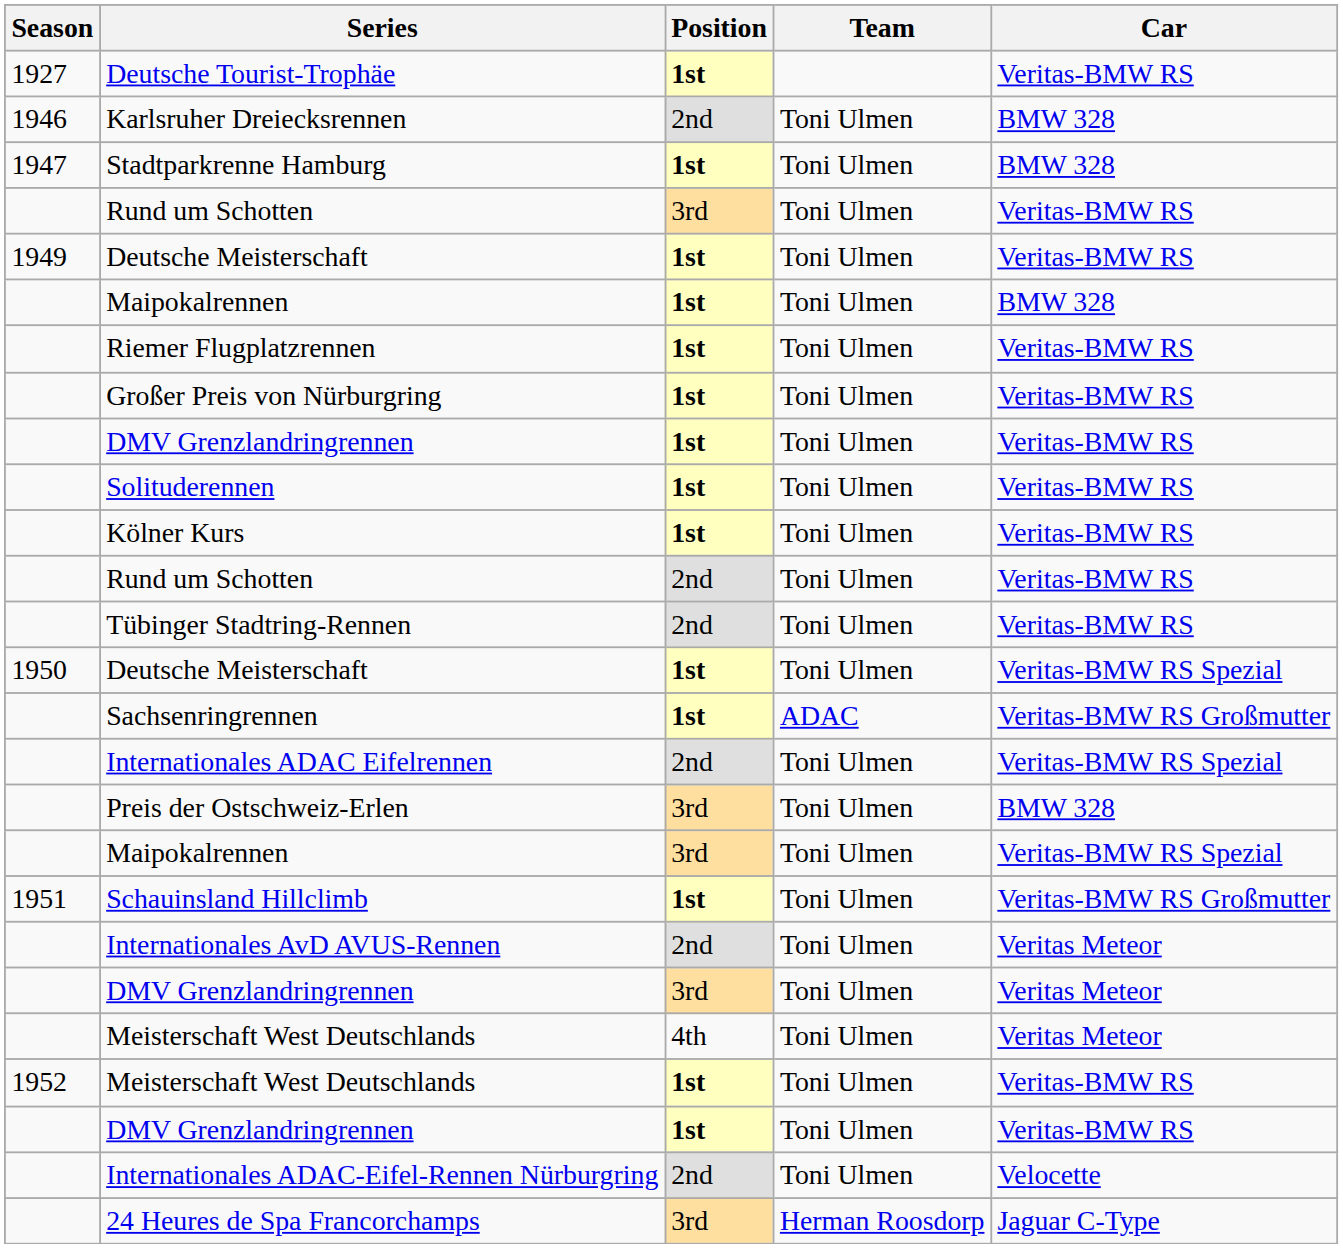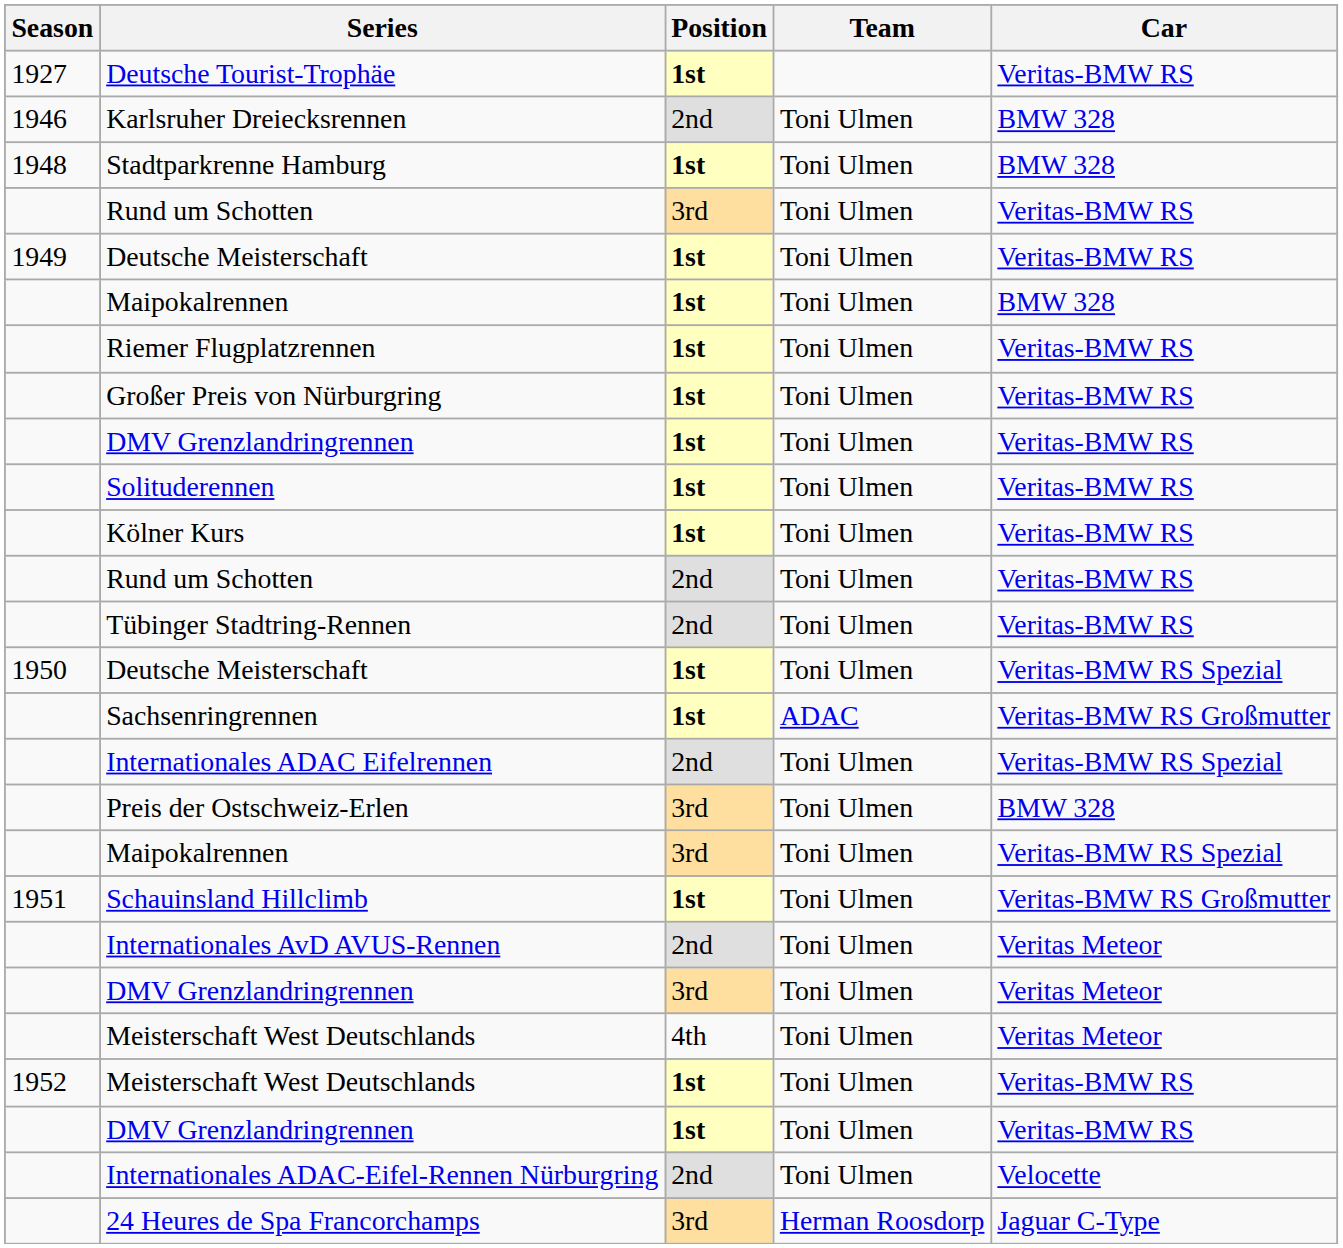(39, 165) 1947 -> (39, 165) 1948
